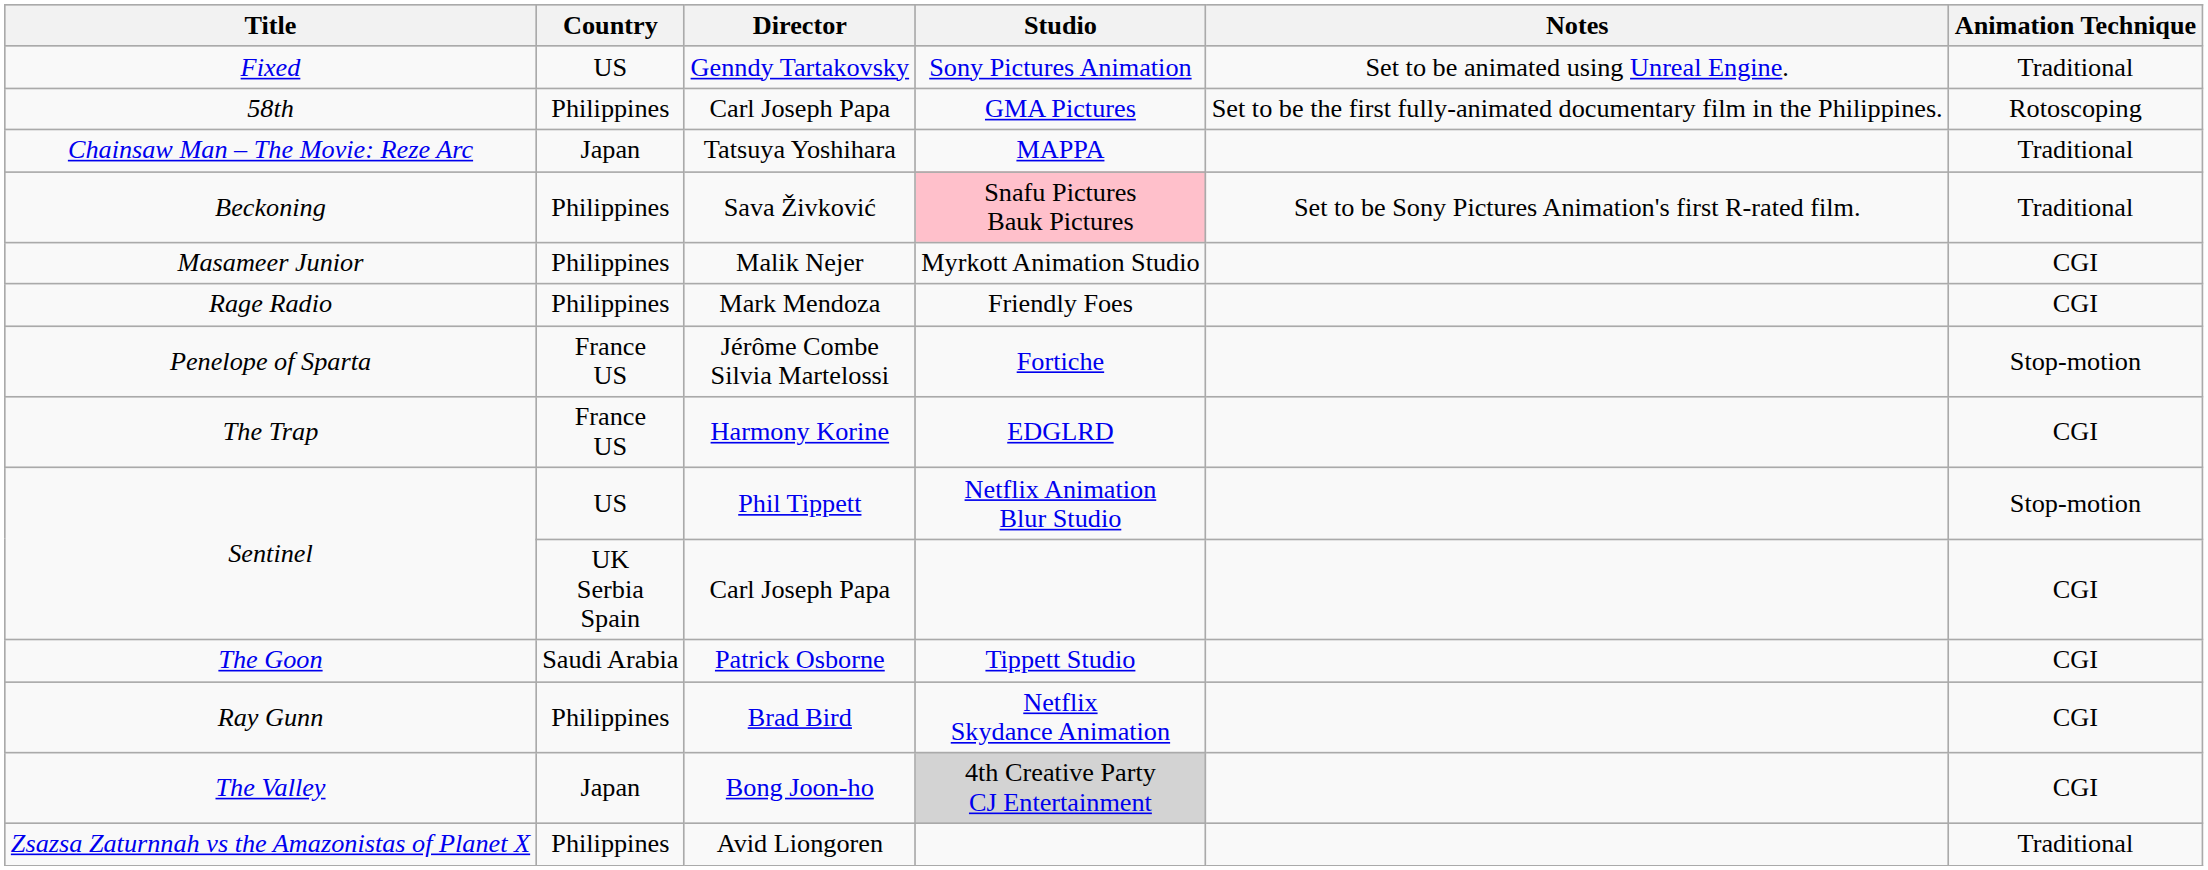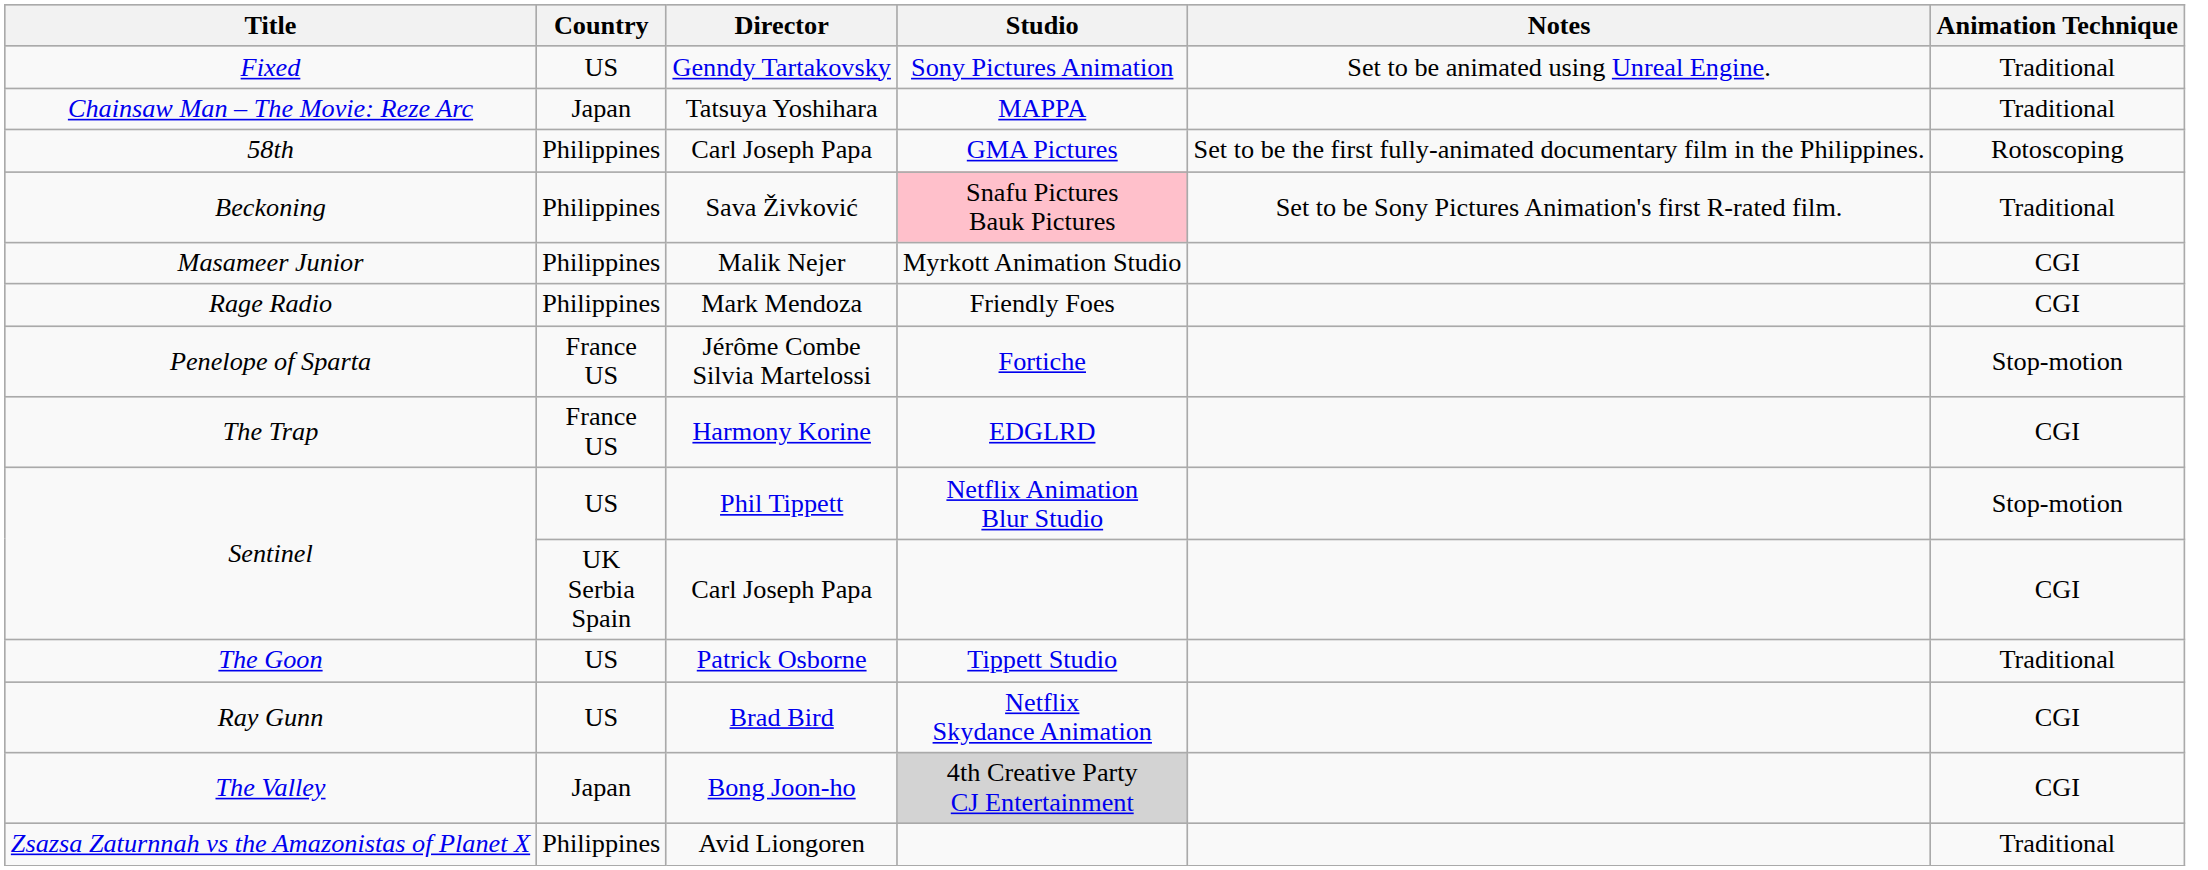rows swapped: (270, 150) <-> (270, 108)
(610, 660) Saudi Arabia -> (601, 660) US
(2075, 660) CGI -> (2057, 660) Traditional
(610, 716) Philippines -> (601, 716) US
